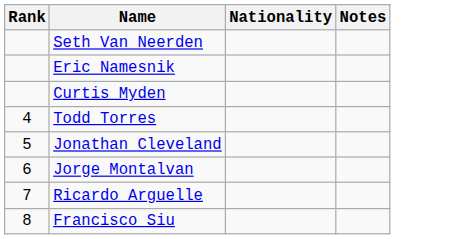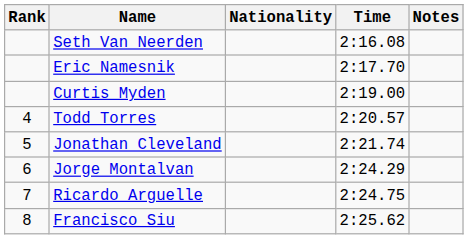+ column: (372, 17)
